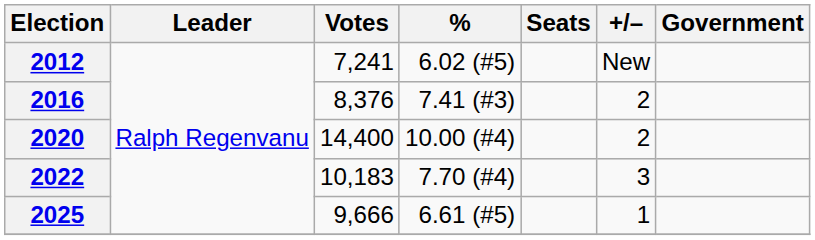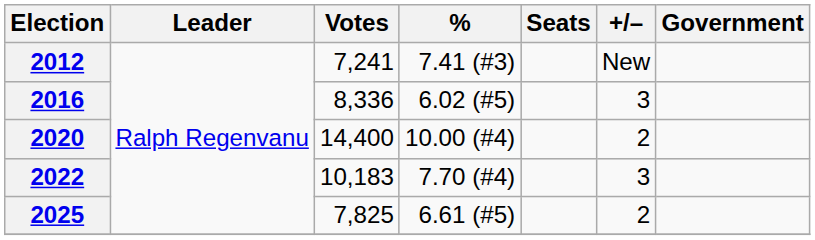(467, 61) 6.02 (#5) -> (467, 61) 7.41 (#3)
(364, 100) 8,376 -> (364, 100) 8,336
(467, 100) 7.41 (#3) -> (467, 100) 6.02 (#5)
(644, 100) 2 -> (644, 100) 3
(364, 215) 9,666 -> (364, 215) 7,825
(644, 215) 1 -> (644, 215) 2
